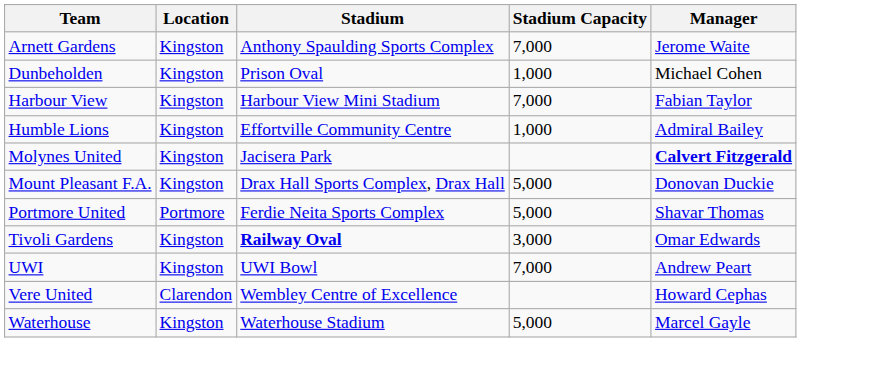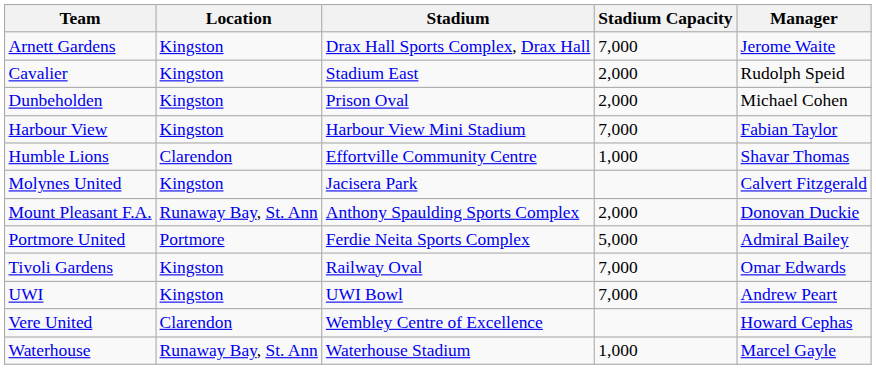(367, 45) Anthony Spaulding Sports Complex -> (458, 45) Drax Hall Sports Complex, Drax Hall
+ row: (38, 73)
(532, 73) 1,000 -> (618, 101) 2,000
(192, 128) Kingston -> (196, 156) Clarendon
(709, 128) Admiral Bailey -> (795, 156) Shavar Thomas
(724, 156) bold -> (804, 184) normal
(192, 184) Kingston -> (239, 211) Runaway Bay, St. Ann
(373, 184) Drax Hall Sports Complex, Drax Hall -> (453, 211) Anthony Spaulding Sports Complex
(532, 184) 5,000 -> (618, 211) 2,000
(709, 211) Shavar Thomas -> (795, 239) Admiral Bailey
(291, 239) bold -> (374, 267) normal
(532, 239) 3,000 -> (618, 267) 7,000
(192, 322) Kingston -> (239, 350) Runaway Bay, St. Ann
(532, 322) 5,000 -> (618, 350) 1,000
